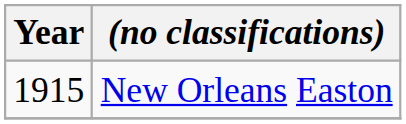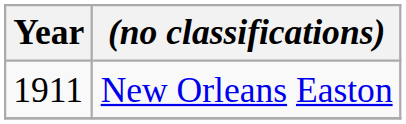(49, 88) 1915 -> (48, 88) 1911
